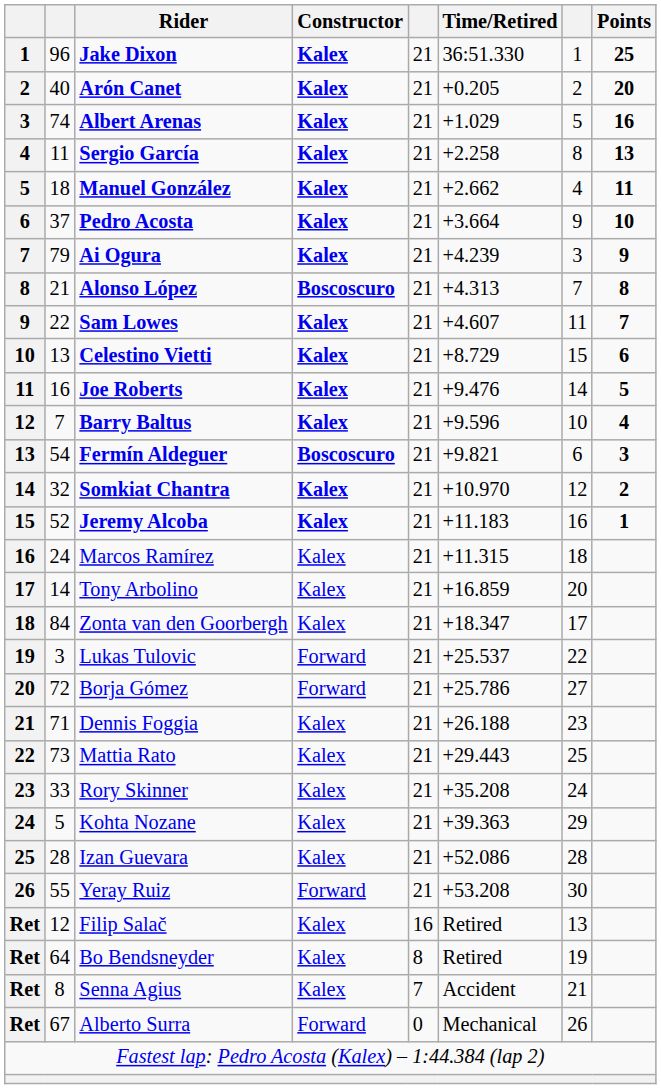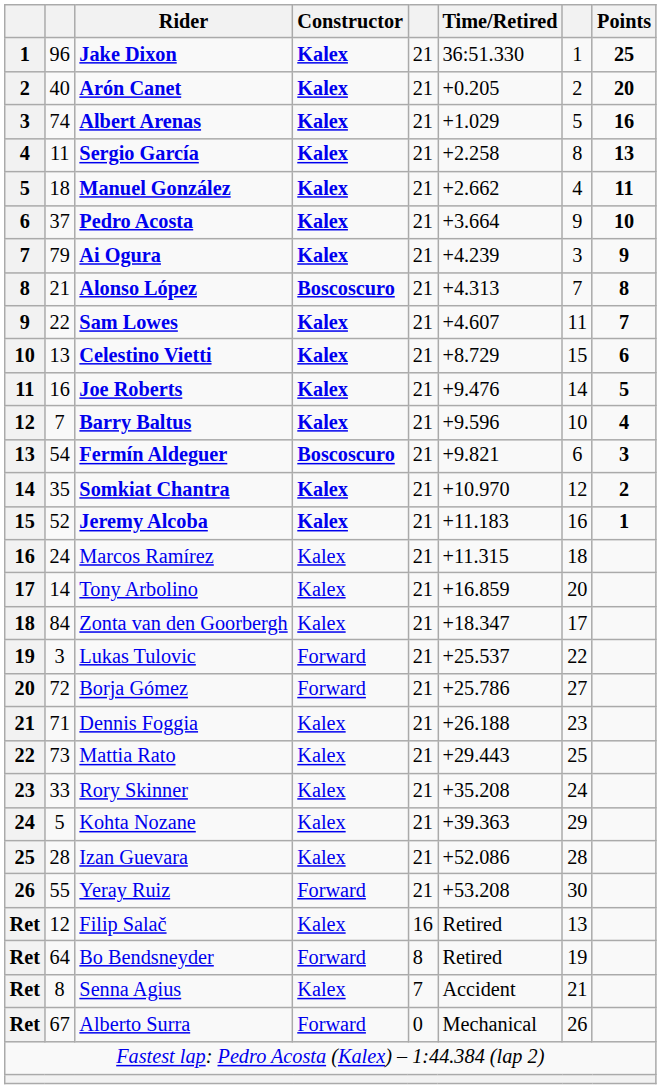(60, 488) 32 -> (60, 488) 35
(321, 956) Kalex -> (332, 956) Forward
